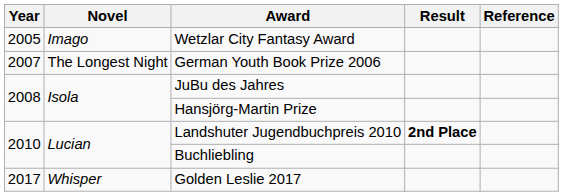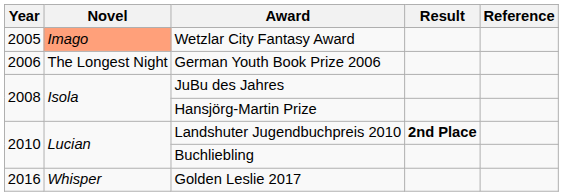(68, 39) no background -> (68, 39) lightsalmon background
(24, 62) 2007 -> (24, 62) 2006
(24, 179) 2017 -> (24, 179) 2016
